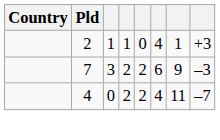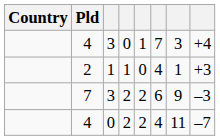+ row: (87, 43)
